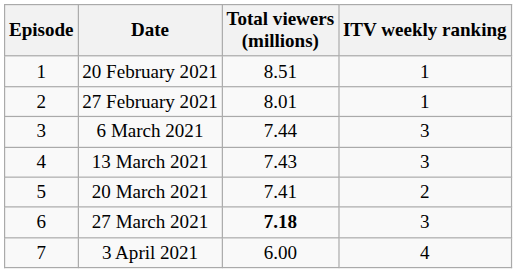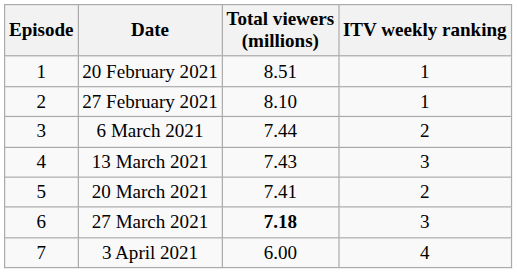(280, 101) 8.01 -> (280, 101) 8.10
(425, 131) 3 -> (425, 131) 2
